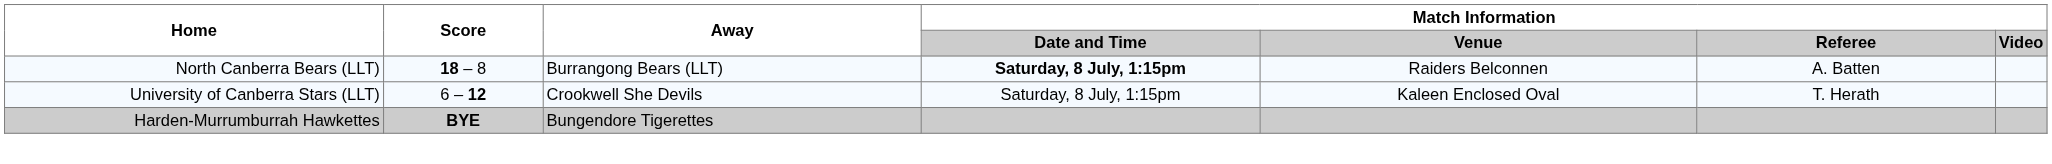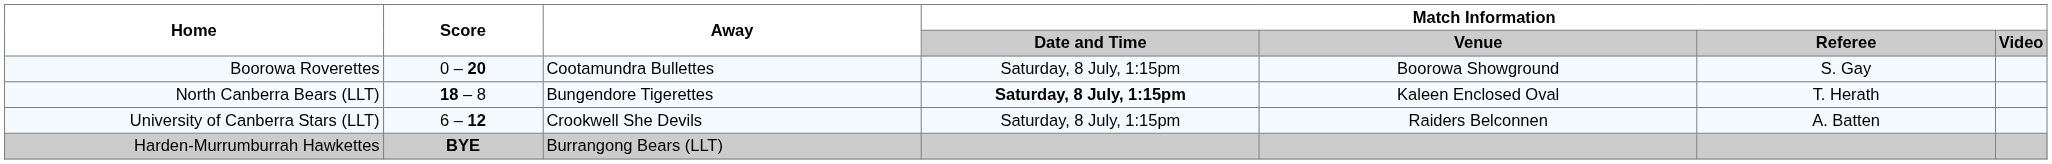+ row: (305, 68)
(635, 68) Burrangong Bears (LLT) -> (630, 94) Bungendore Tigerettes
(1478, 68) Raiders Belconnen -> (1478, 94) Kaleen Enclosed Oval
(1846, 68) A. Batten -> (1846, 94) T. Herath
(1478, 94) Kaleen Enclosed Oval -> (1478, 120) Raiders Belconnen
(1846, 94) T. Herath -> (1846, 120) A. Batten
(630, 120) Bungendore Tigerettes -> (635, 146) Burrangong Bears (LLT)
